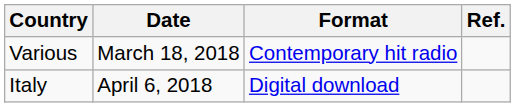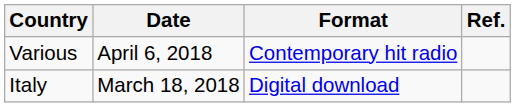(168, 53) March 18, 2018 -> (155, 53) April 6, 2018
(155, 85) April 6, 2018 -> (168, 85) March 18, 2018
